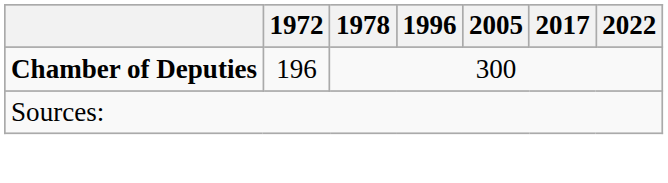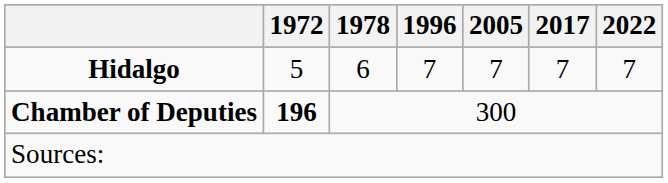+ row: (134, 68)
(296, 68) normal -> (296, 111) bold
